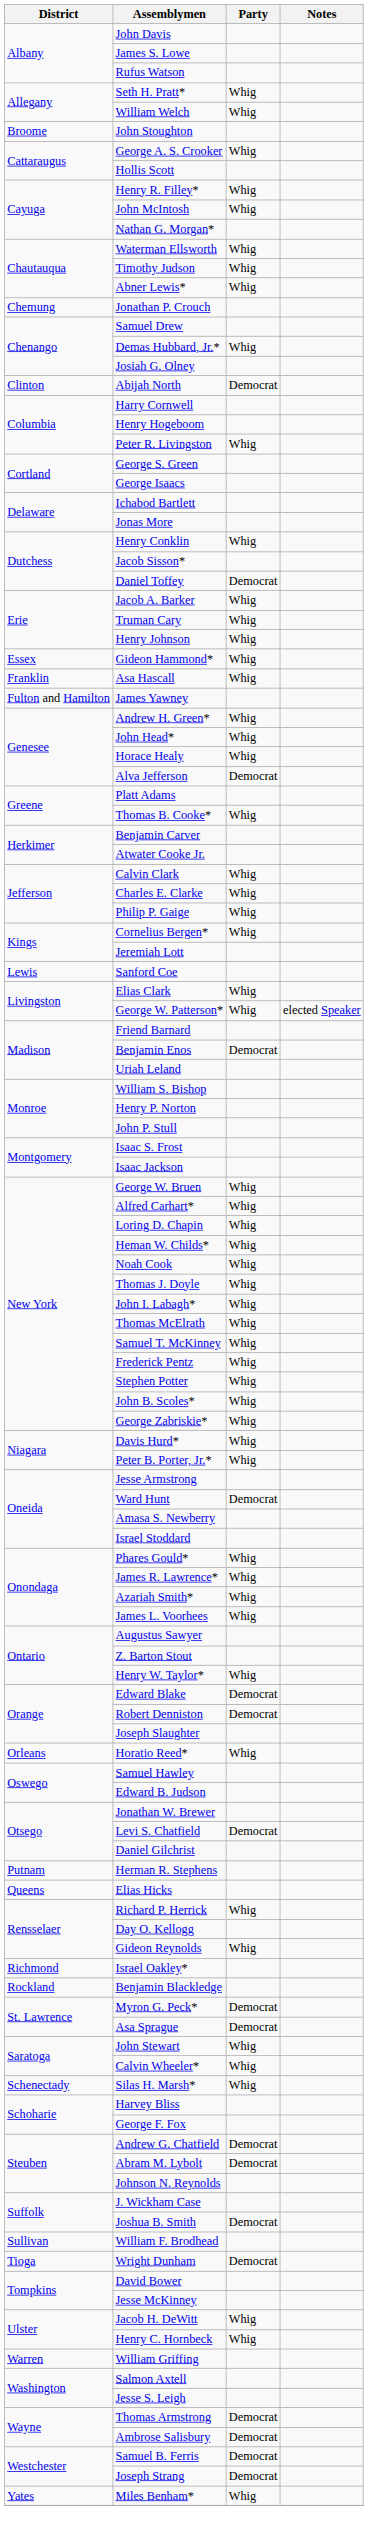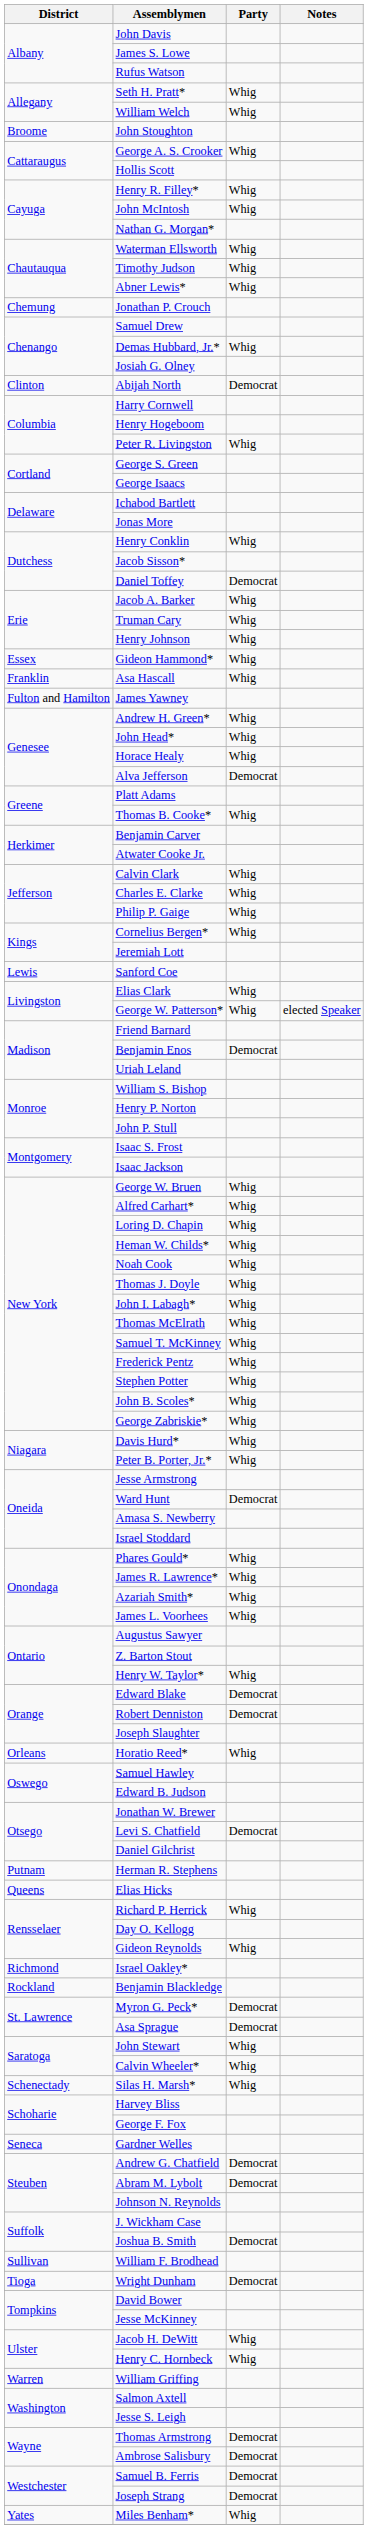+ row: (154, 2143)
